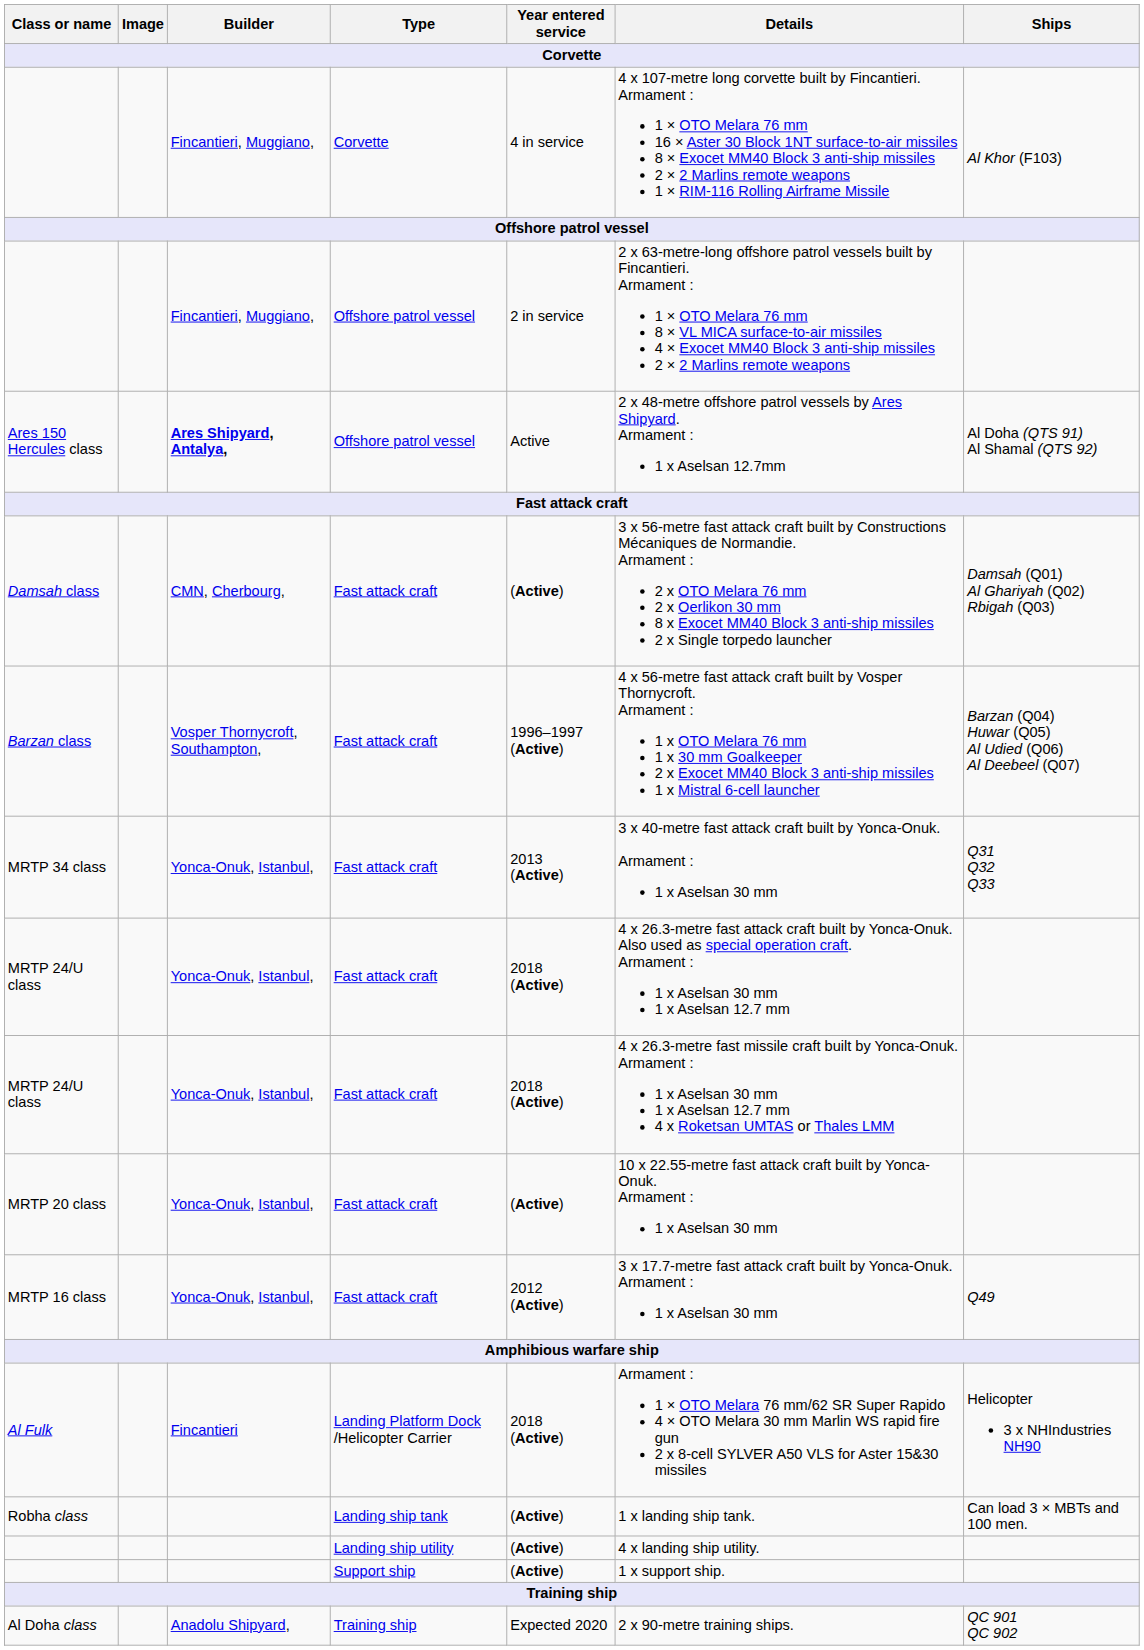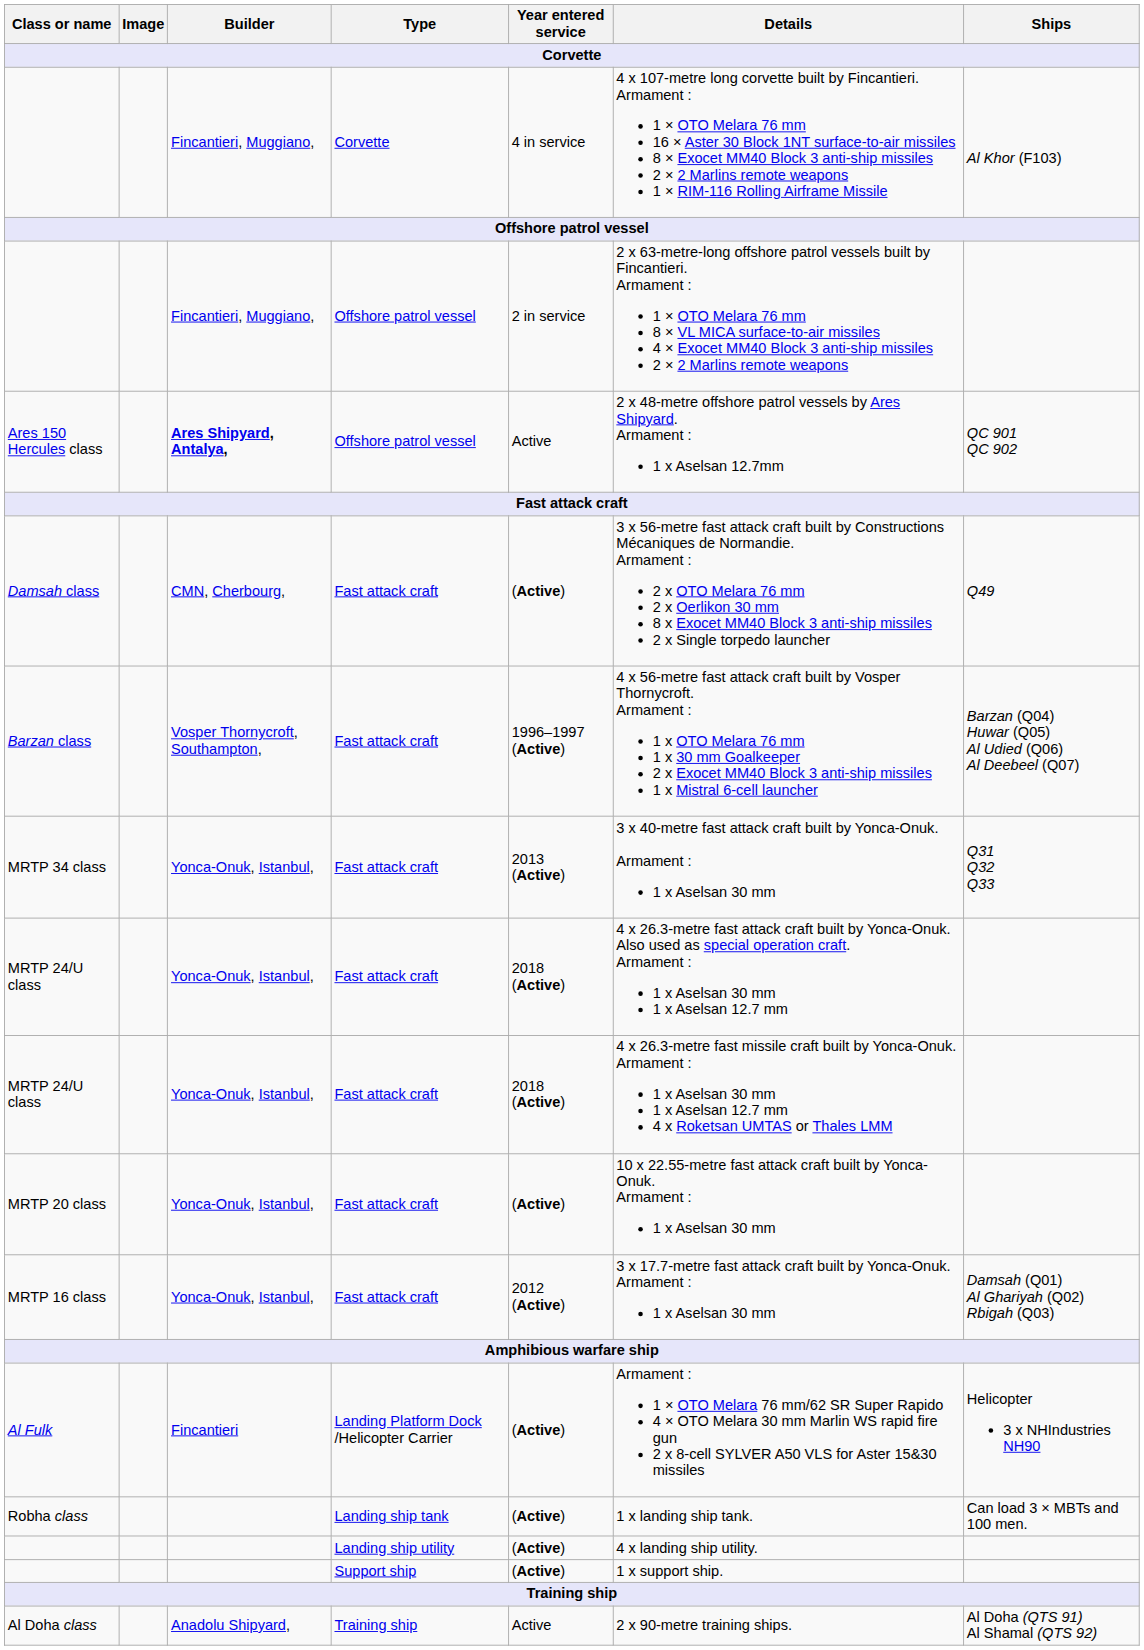(1032, 441) Al Doha (QTS 91) Al Shamal (QTS 92) -> (992, 441) QC 901 QC 902
(1026, 590) Damsah (Q01) Al Ghariyah (Q02) Rbigah (Q03) -> (981, 590) Q49
(981, 1297) Q49 -> (1026, 1297) Damsah (Q01) Al Ghariyah (Q02) Rbigah (Q03)
(537, 1429) 2018 (Active) -> (538, 1429) (Active)
(559, 1625) Expected 2020 -> (532, 1625) Active
(992, 1625) QC 901 QC 902 -> (1032, 1625) Al Doha (QTS 91) Al Shamal (QTS 92)
